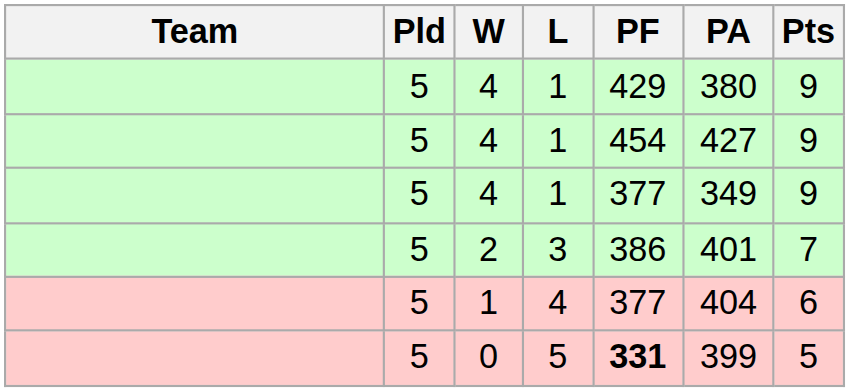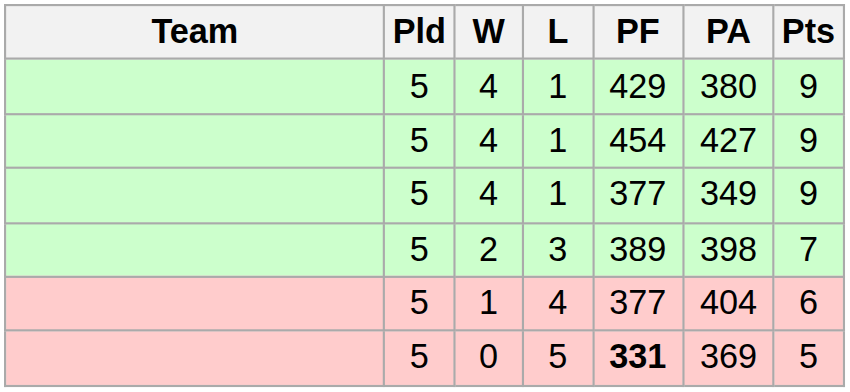(638, 248) 386 -> (638, 248) 389
(729, 248) 401 -> (729, 248) 398
(729, 357) 399 -> (729, 357) 369
